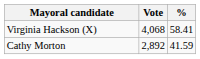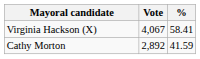(153, 29) 4,068 -> (153, 29) 4,067
